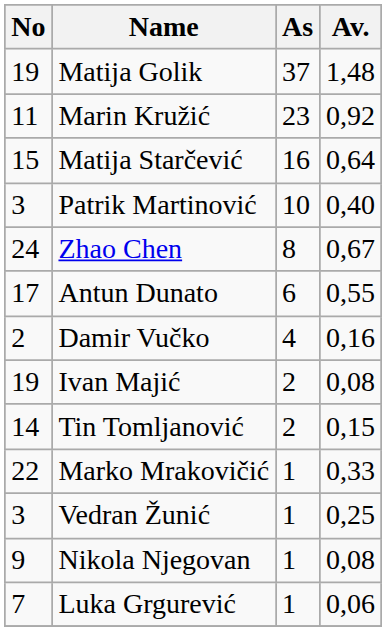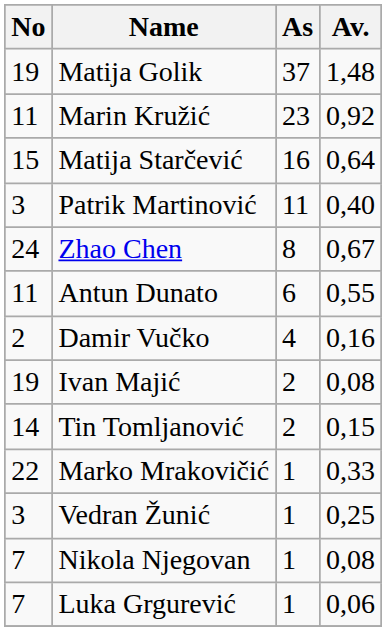(296, 204) 10 -> (296, 204) 11
(25, 293) 17 -> (25, 293) 11
(18, 559) 9 -> (18, 559) 7
